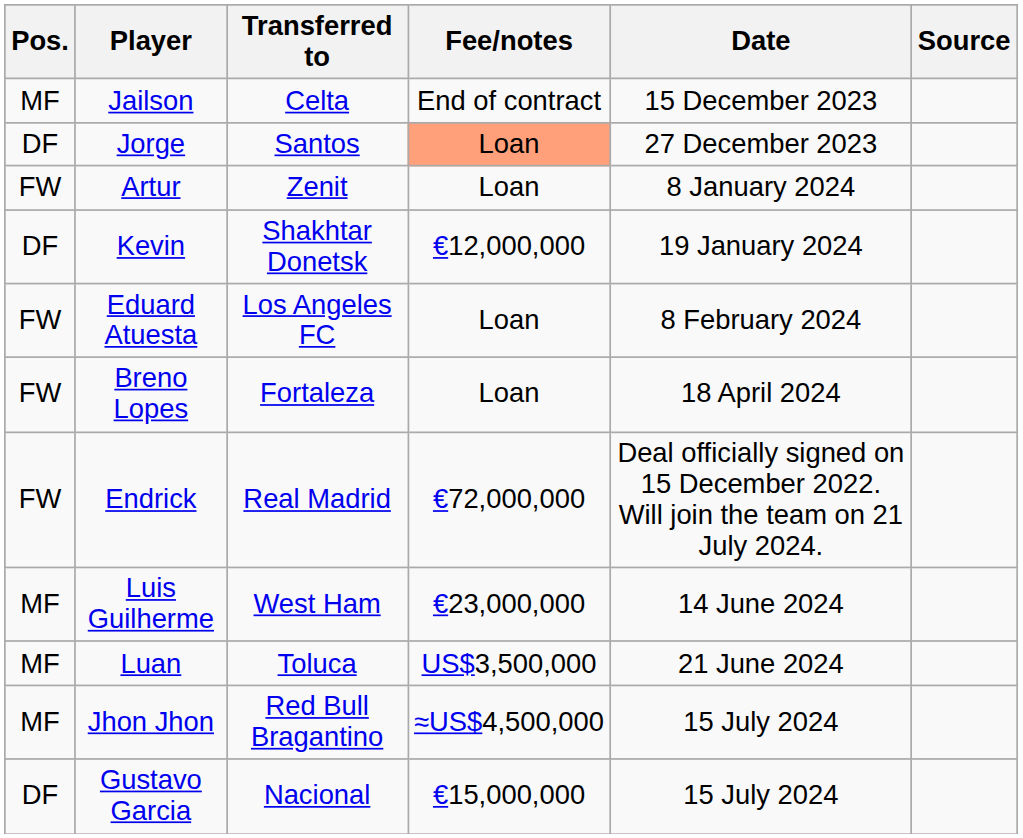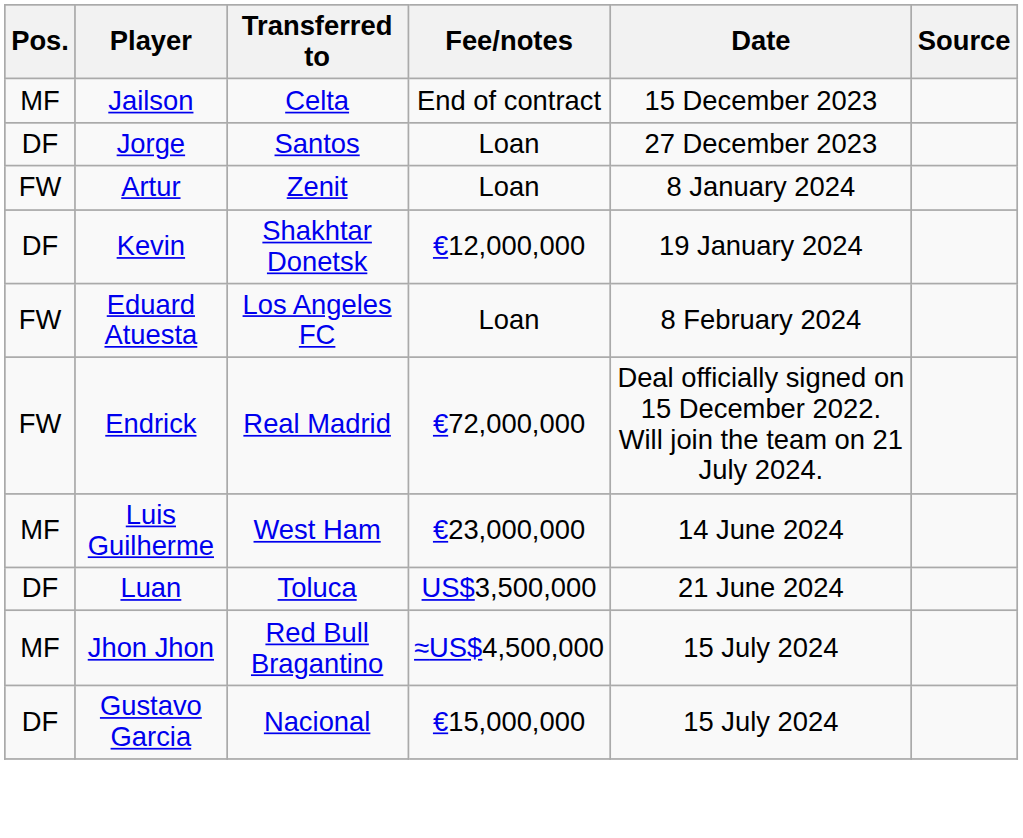(509, 143) lightsalmon background -> (509, 143) no background
- row: (151, 394)
(40, 662) MF -> (40, 588) DF
